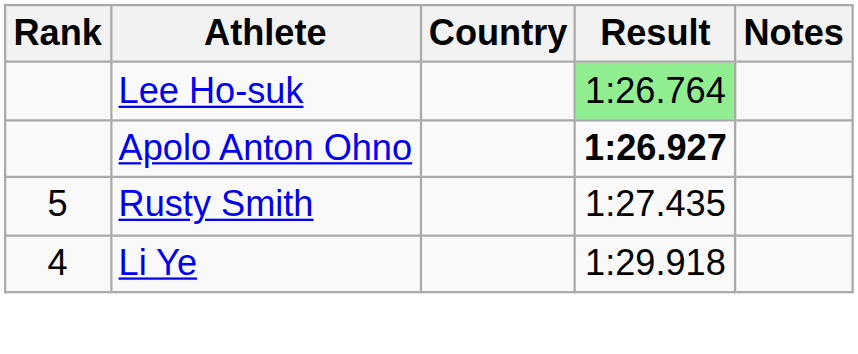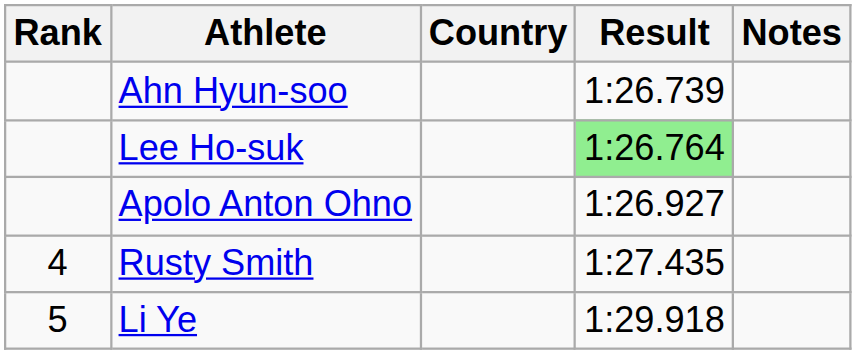+ row: (233, 90)
(655, 147) bold -> (654, 205) normal
(58, 205) 5 -> (58, 262) 4
(58, 262) 4 -> (58, 319) 5
